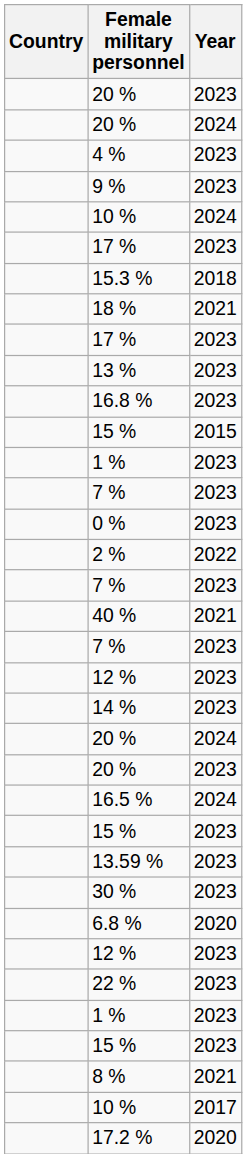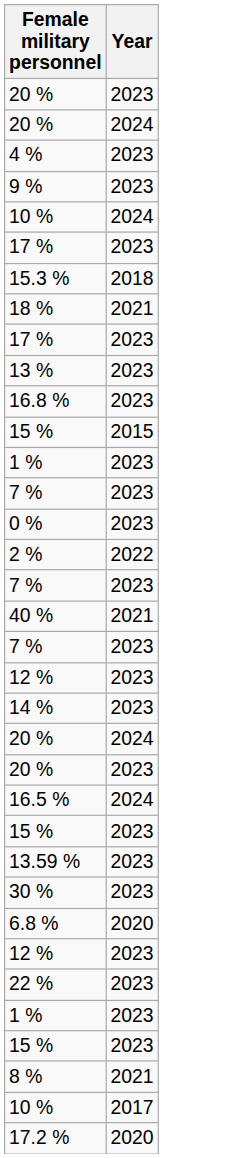- column: (46, 41)
